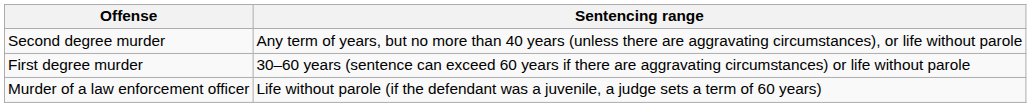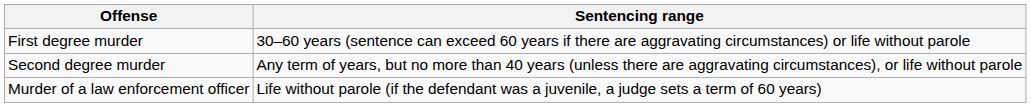rows swapped: (87, 41) <-> (75, 65)
